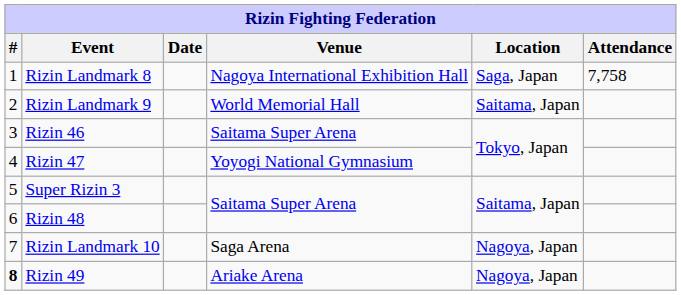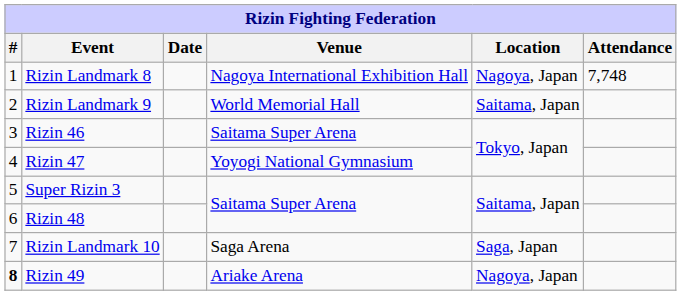(517, 76) Saga, Japan -> (527, 76) Nagoya, Japan
(607, 76) 7,758 -> (607, 76) 7,748
(527, 247) Nagoya, Japan -> (517, 247) Saga, Japan
